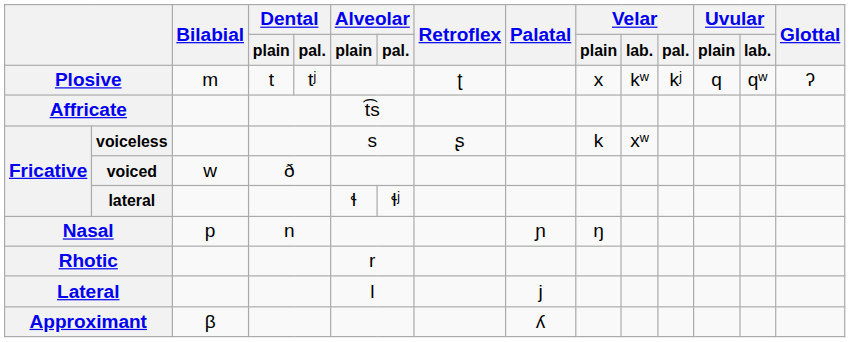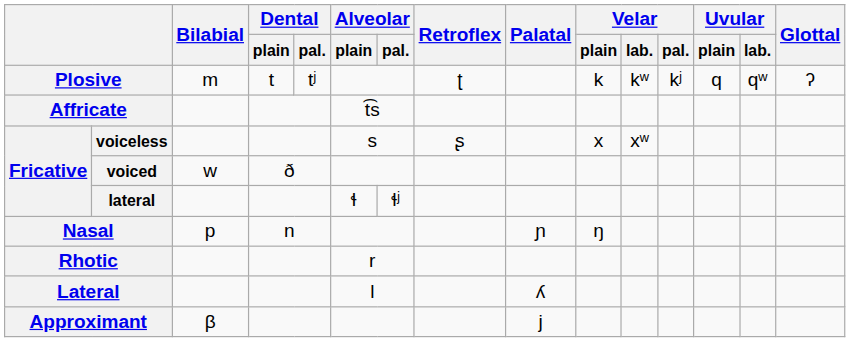(599, 79) x -> (599, 79) k
(599, 140) k -> (599, 140) x
(541, 291) j -> (541, 291) ʎ
(541, 321) ʎ -> (541, 321) j
